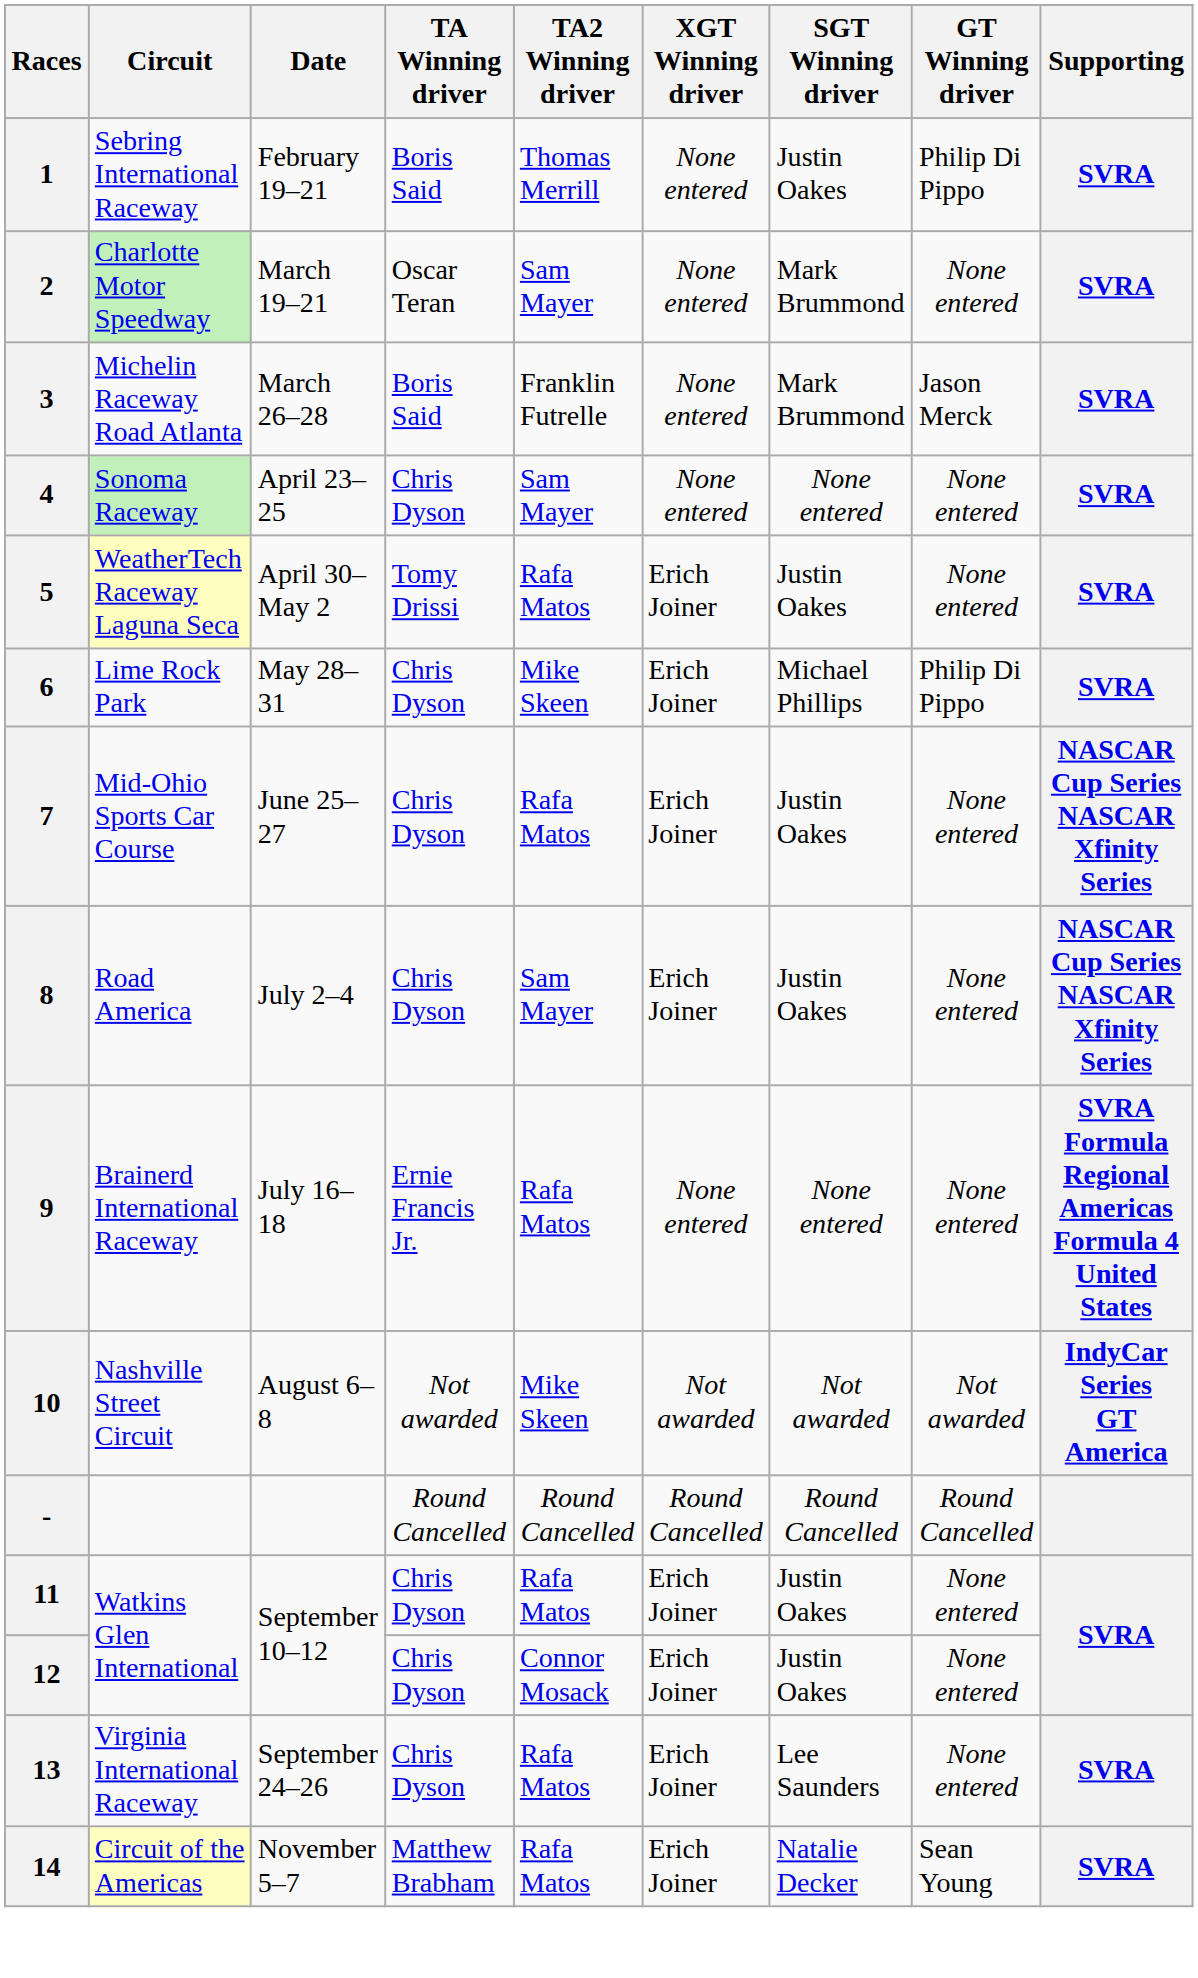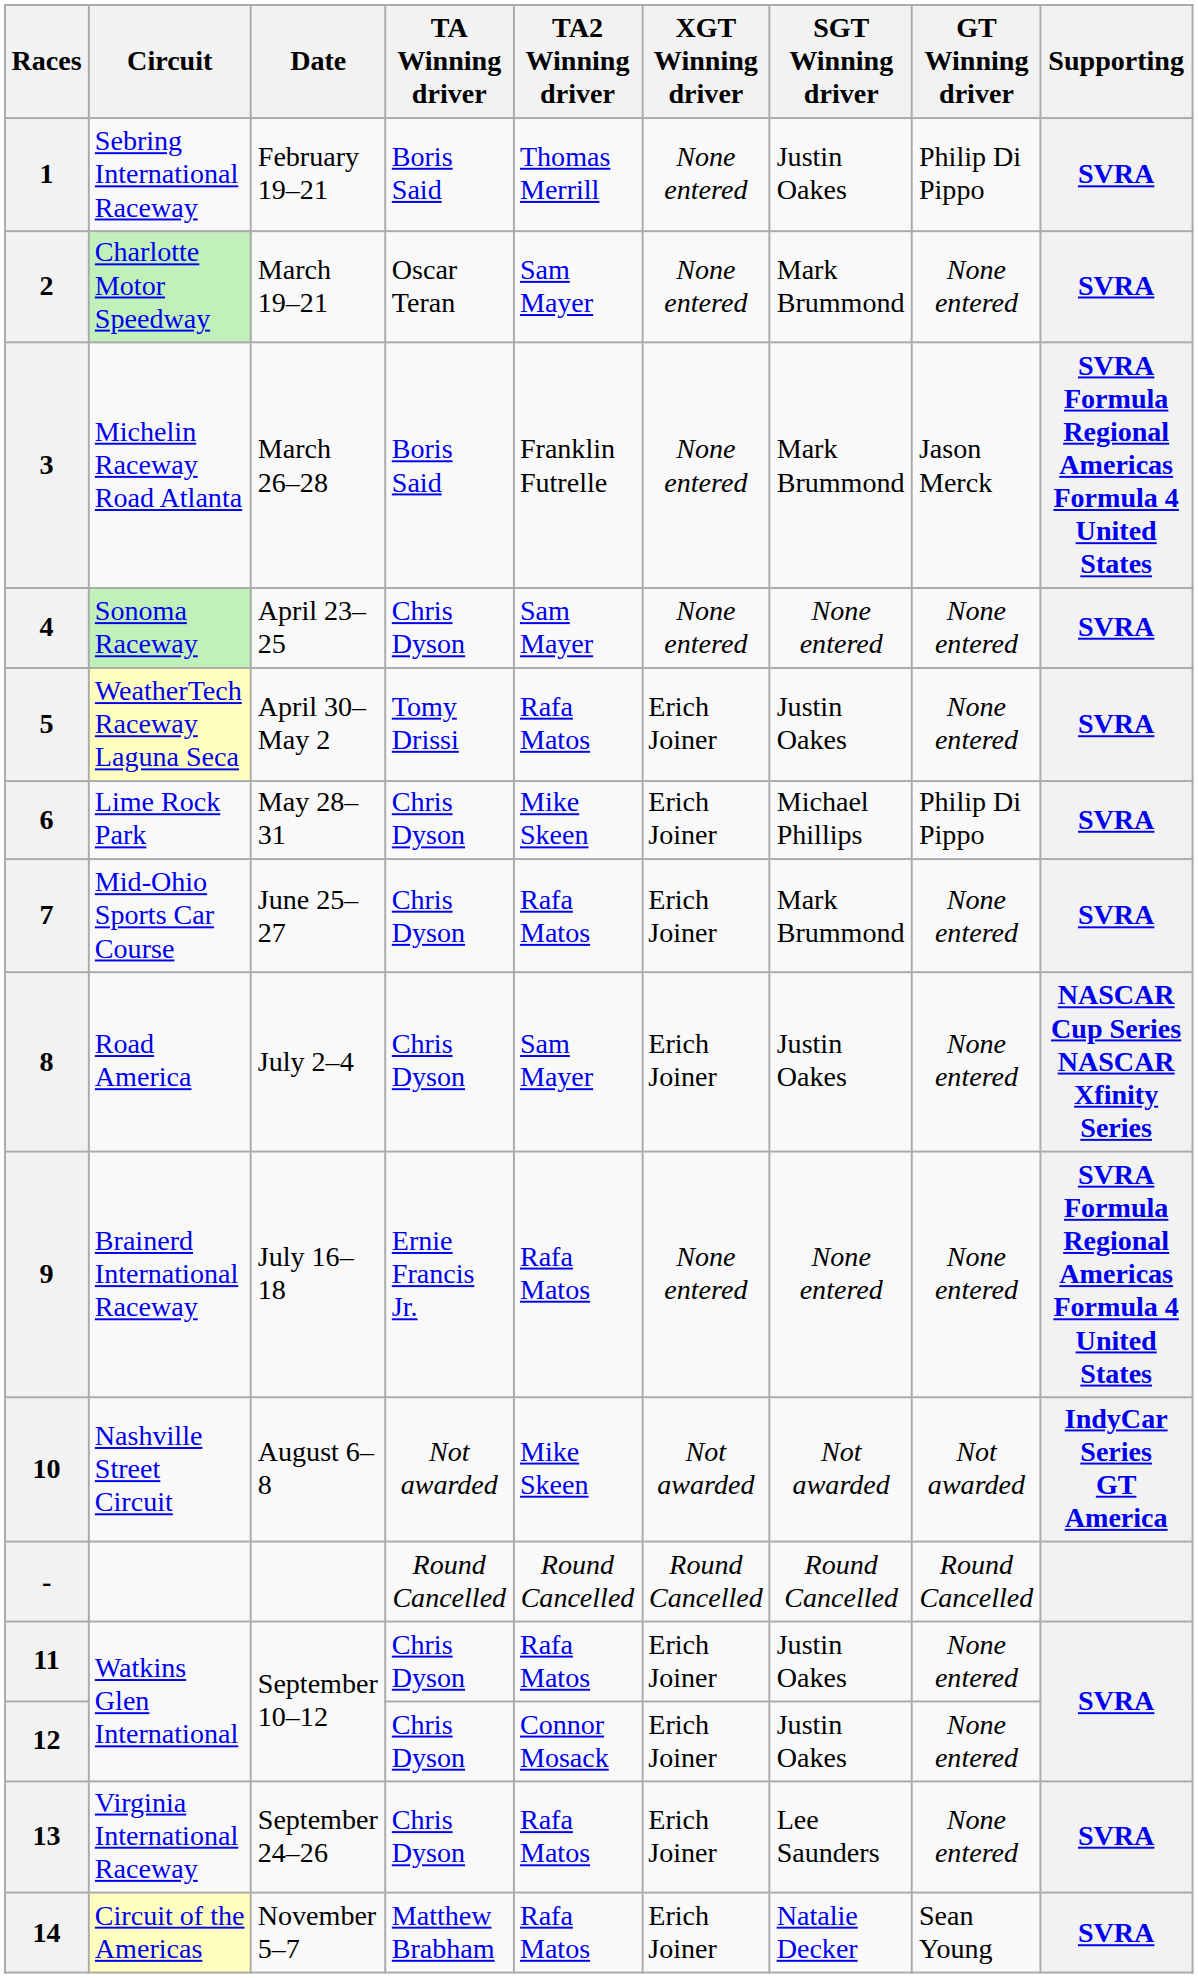(1116, 399) SVRA -> (1116, 465) SVRA Formula Regional Americas Formula 4 United States
(812, 816) Justin Oakes -> (841, 915) Mark Brummond
(1116, 816) NASCAR Cup Series NASCAR Xfinity Series -> (1116, 915) SVRA
